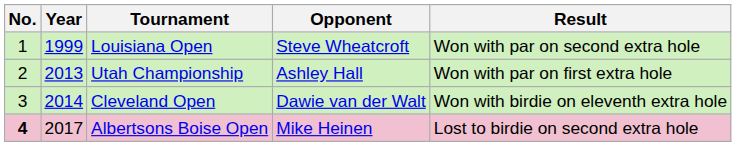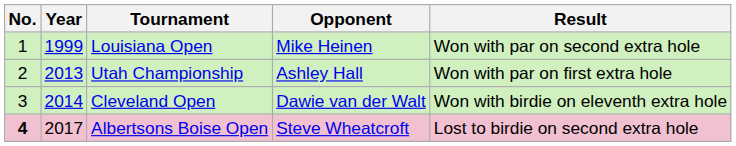(343, 46) Steve Wheatcroft -> (324, 46) Mike Heinen
(324, 128) Mike Heinen -> (343, 128) Steve Wheatcroft
